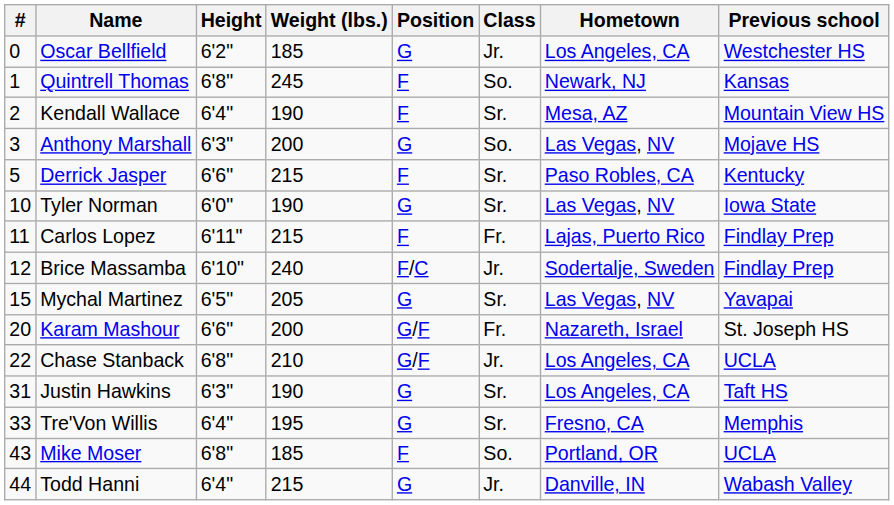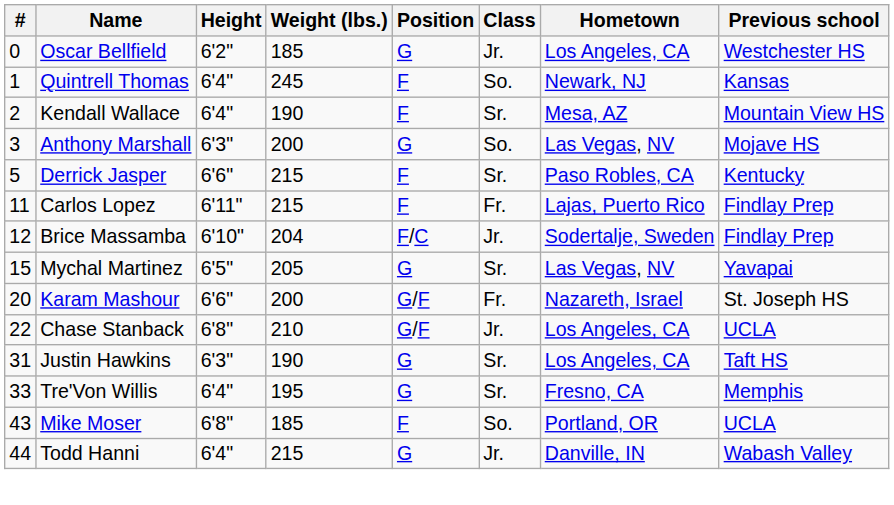(217, 82) 6'8" -> (217, 82) 6'4"
- row: (99, 206)
(287, 268) 240 -> (287, 237) 204
